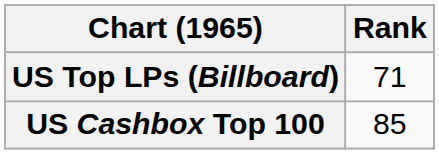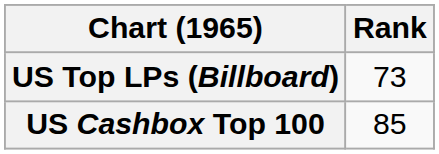(390, 76) 71 -> (390, 76) 73
